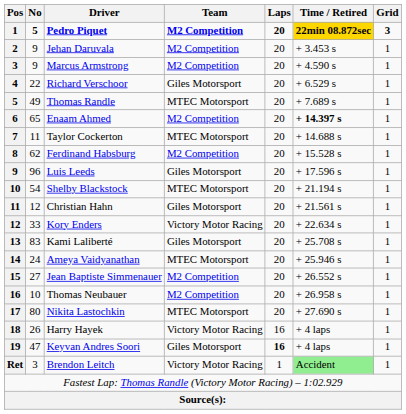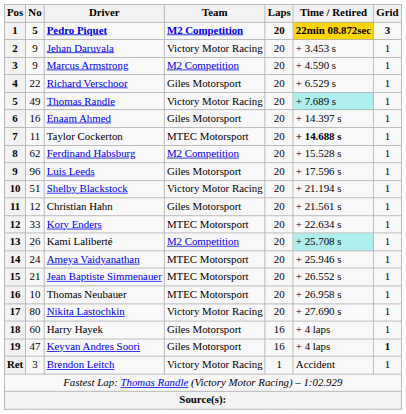(203, 48) M2 Competition -> (215, 48) Victory Motor Racing
(208, 101) MTEC Motorsport -> (215, 101) Victory Motor Racing
(316, 101) no background -> (316, 101) paleturquoise background
(35, 118) 65 -> (35, 118) 16
(203, 118) M2 Competition -> (204, 118) Giles Motorsport
(319, 118) bold -> (319, 118) normal
(319, 136) normal -> (319, 136) bold
(35, 189) 54 -> (35, 189) 51
(208, 189) MTEC Motorsport -> (215, 189) Victory Motor Racing
(215, 224) Victory Motor Racing -> (208, 224) MTEC Motorsport
(35, 241) 83 -> (35, 241) 26
(204, 241) Giles Motorsport -> (203, 241) M2 Competition
(319, 241) no background -> (319, 241) paleturquoise background
(35, 277) 27 -> (35, 277) 21
(203, 277) M2 Competition -> (208, 277) MTEC Motorsport
(203, 294) M2 Competition -> (208, 294) MTEC Motorsport
(208, 312) MTEC Motorsport -> (215, 312) Victory Motor Racing
(35, 329) 26 -> (35, 329) 60
(215, 329) Victory Motor Racing -> (204, 329) Giles Motorsport
(279, 347) bold -> (279, 347) normal
(387, 347) normal -> (387, 347) bold
(315, 365) lightgreen background -> (315, 365) no background
